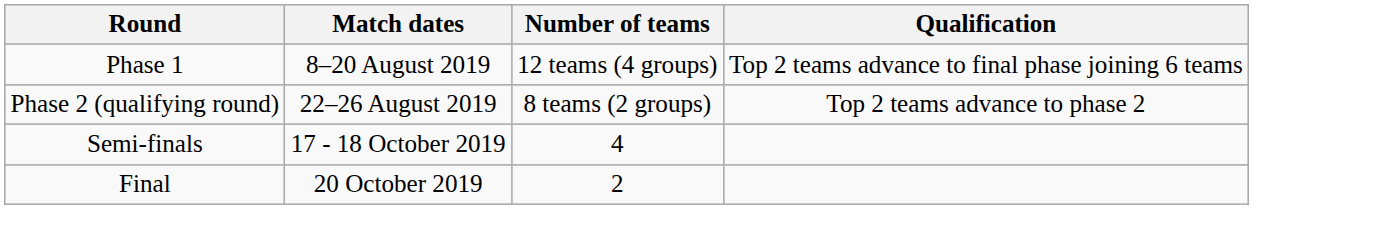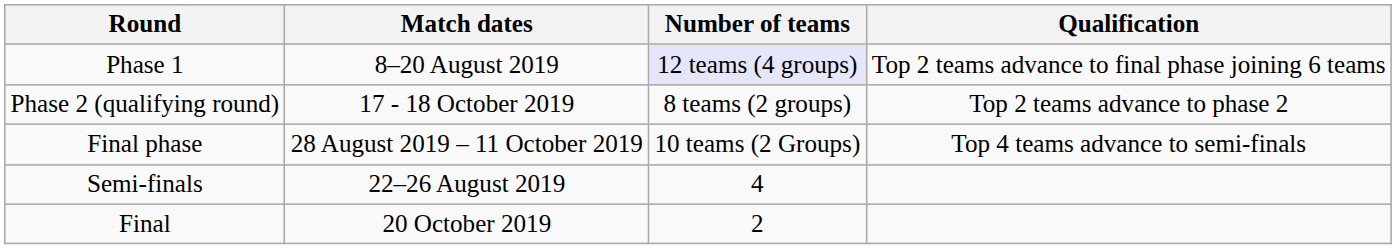(617, 64) no background -> (757, 64) lavender background
(398, 104) 22–26 August 2019 -> (467, 104) 17 - 18 October 2019
+ row: (145, 143)
(398, 143) 17 - 18 October 2019 -> (467, 183) 22–26 August 2019
